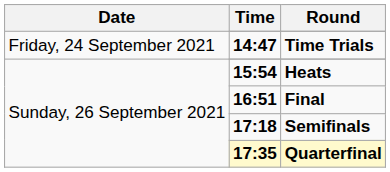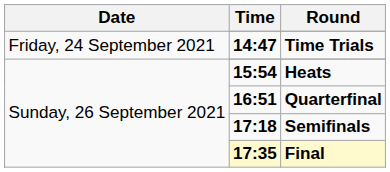(305, 99) Final -> (333, 99) Quarterfinal
(333, 153) Quarterfinal -> (305, 153) Final
